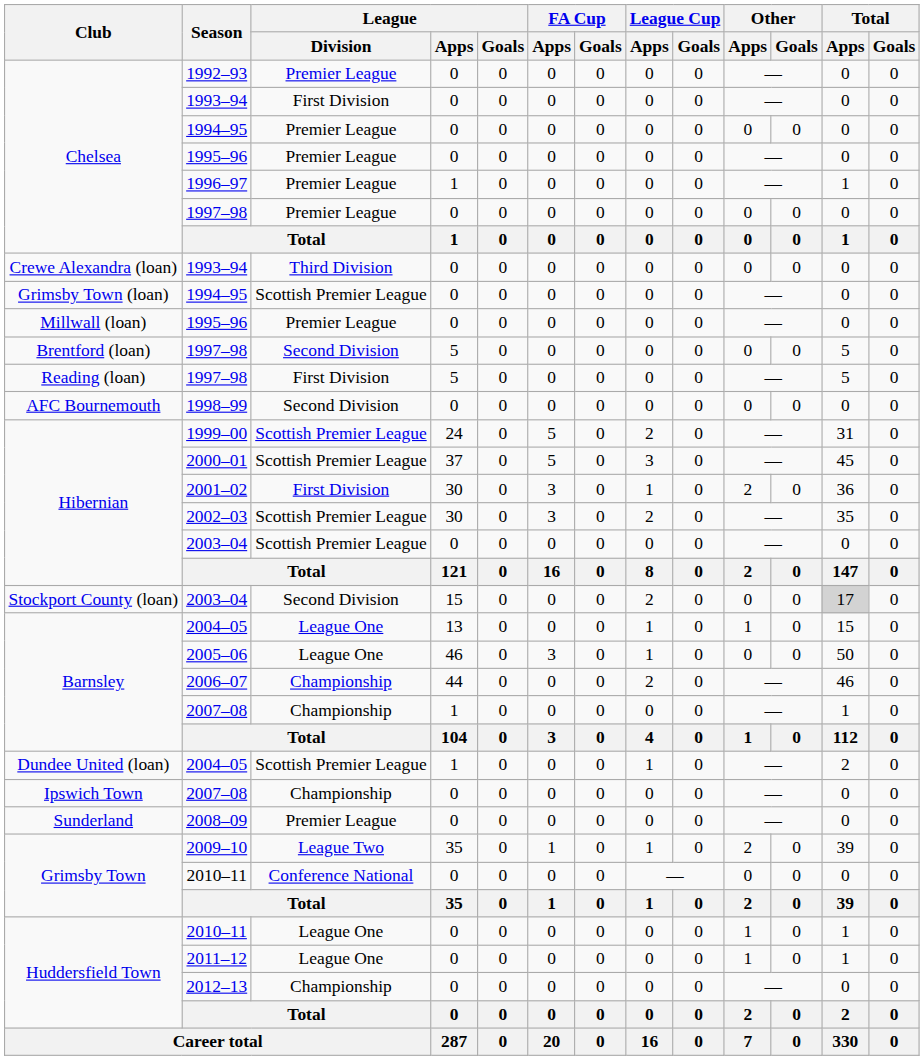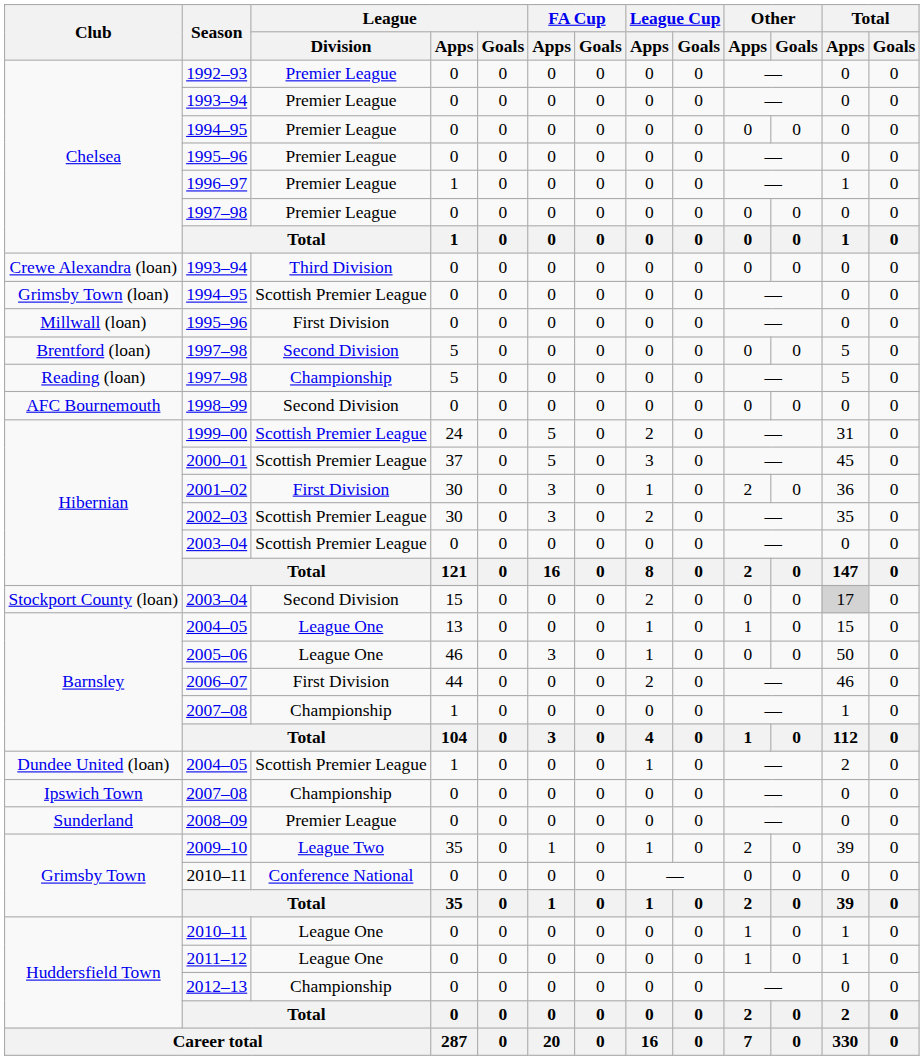(341, 101) First Division -> (341, 101) Premier League
(341, 322) Premier League -> (341, 322) First Division
(341, 377) First Division -> (341, 377) Championship
(341, 682) Championship -> (341, 682) First Division
